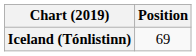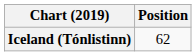(163, 39) 69 -> (163, 39) 62
